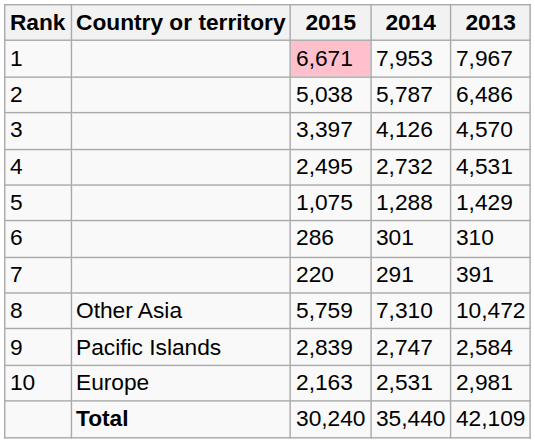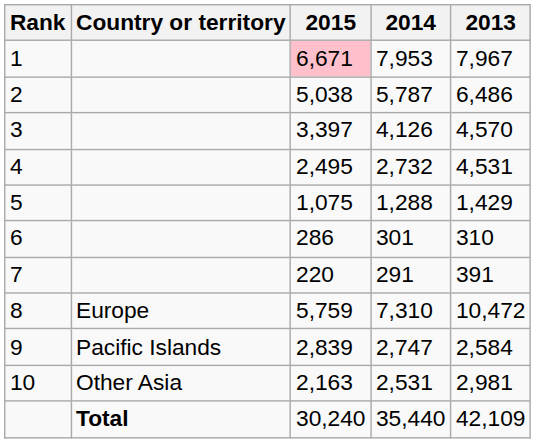(129, 310) Other Asia -> (113, 310) Europe
(113, 382) Europe -> (129, 382) Other Asia
